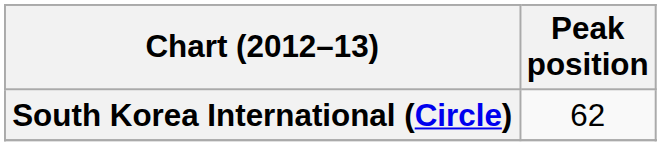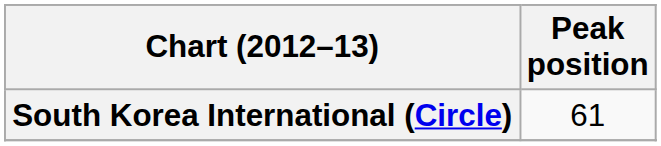(588, 114) 62 -> (588, 114) 61
